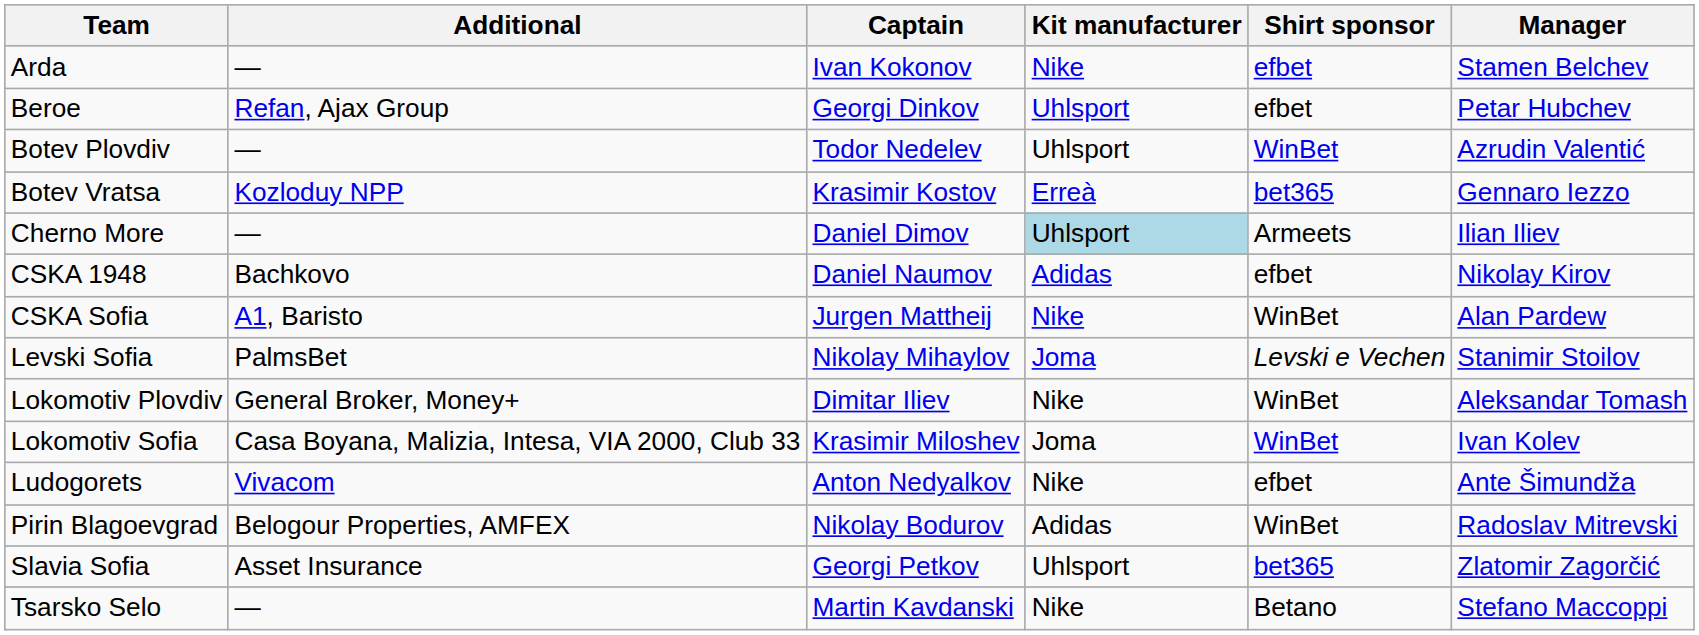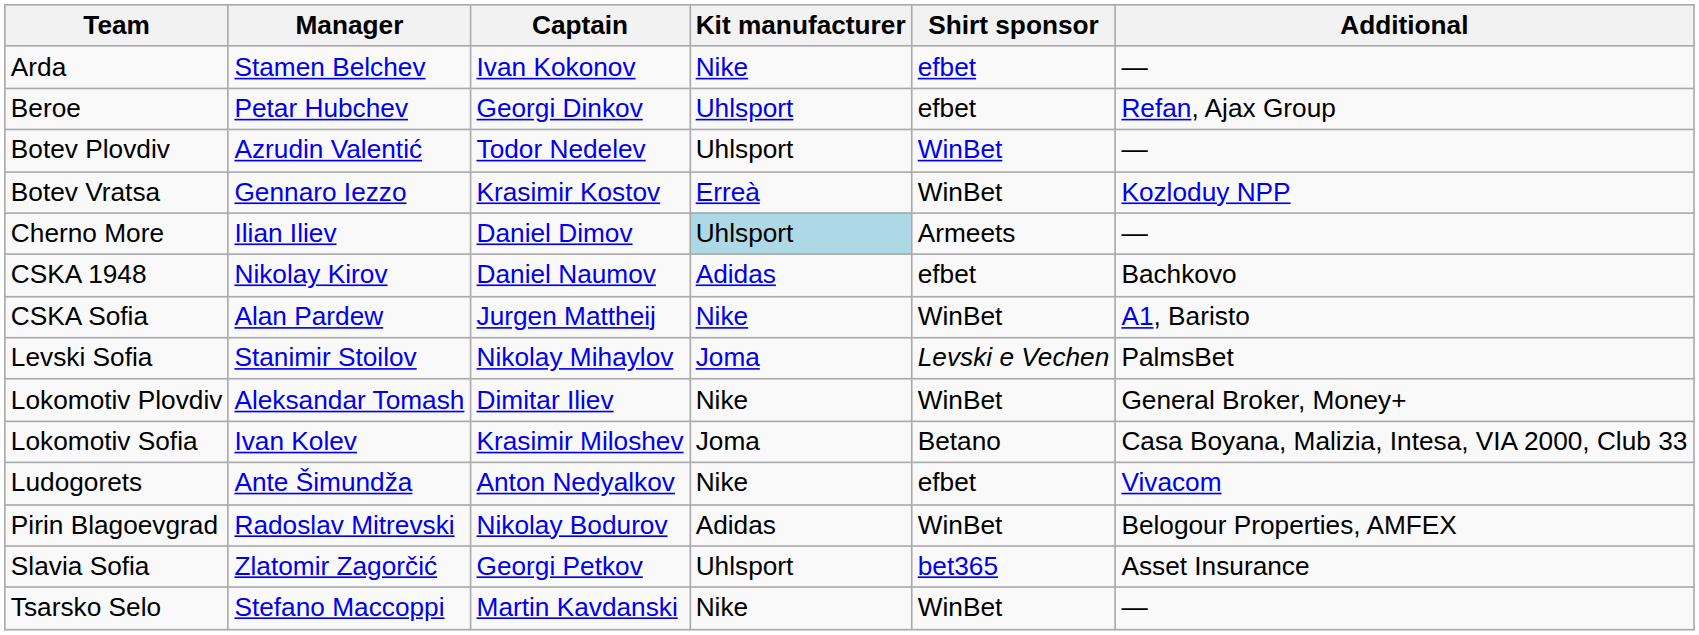columns swapped: (1572, 25) <-> (517, 25)
(1294, 191) bet365 -> (960, 191) WinBet
(1296, 441) WinBet -> (959, 441) Betano
(1295, 607) Betano -> (960, 607) WinBet
